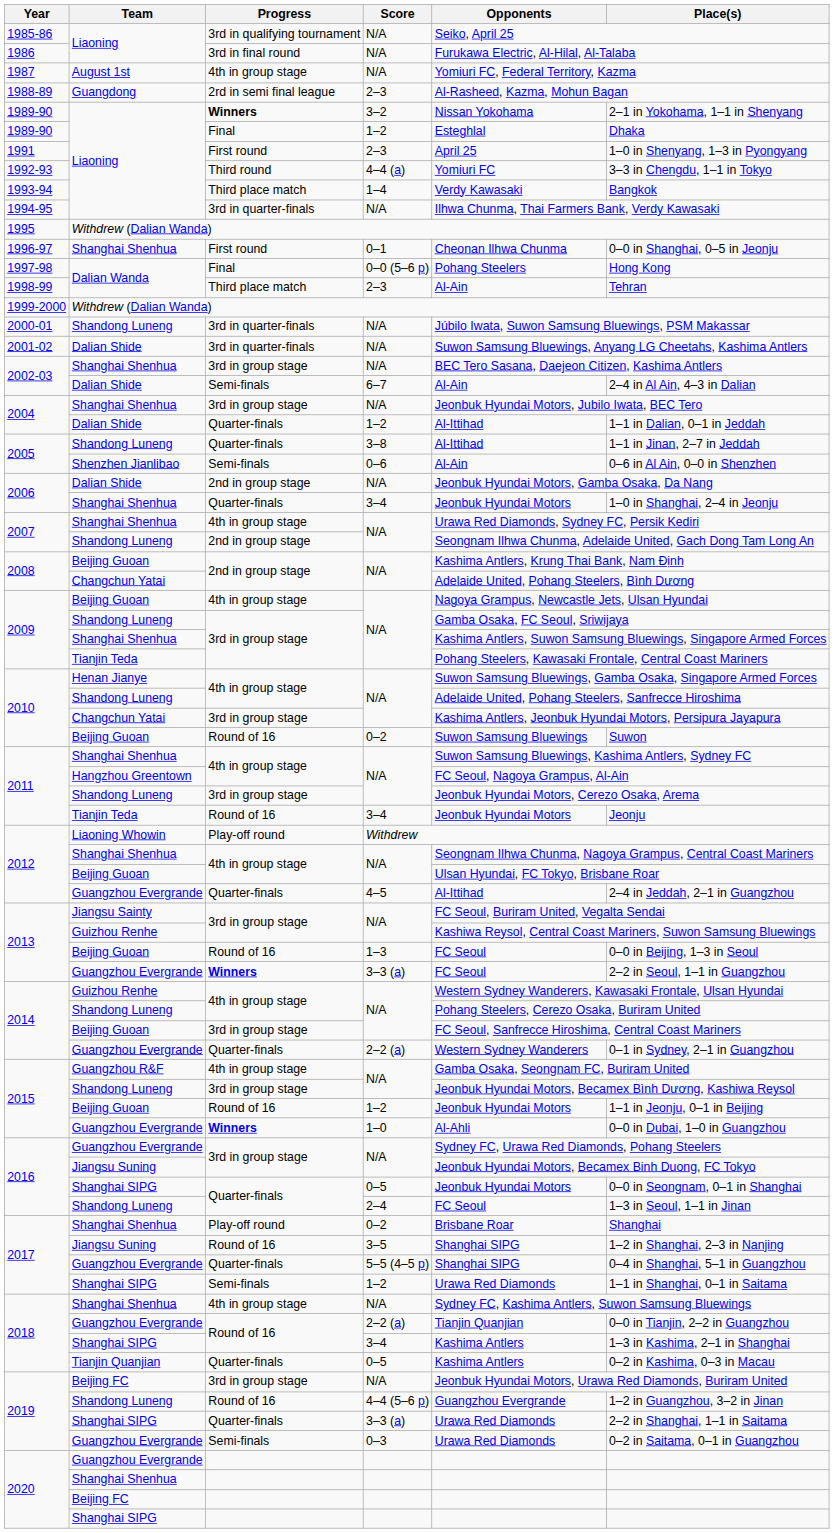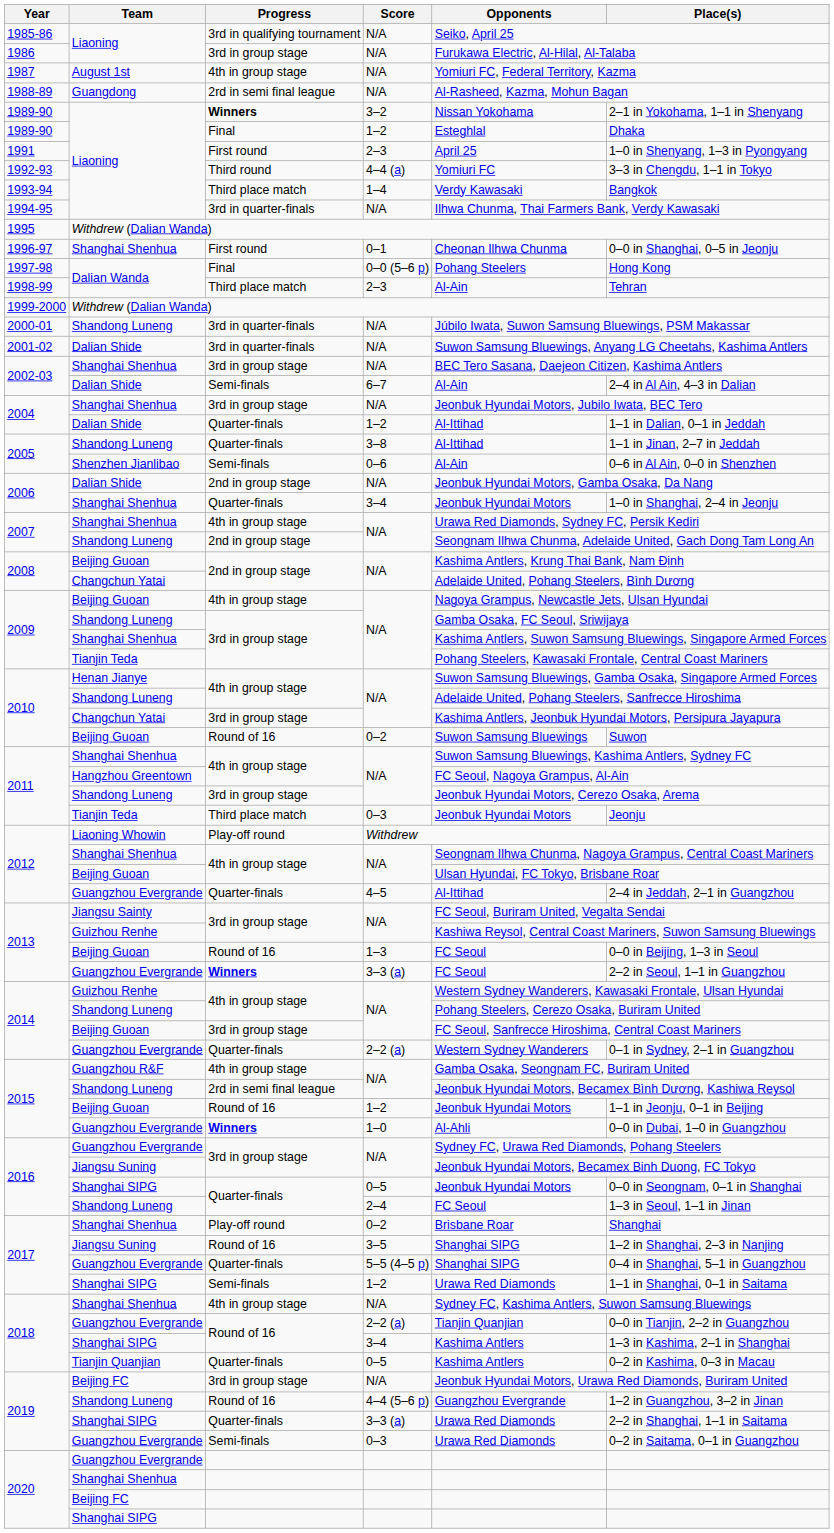(254, 53) 3rd in final round -> (258, 53) 3rd in group stage
(376, 92) 2–3 -> (376, 92) N/A
(242, 815) Round of 16 -> (257, 815) Third place match
(376, 815) 3–4 -> (376, 815) 0–3
(258, 1088) 3rd in group stage -> (272, 1088) 2rd in semi final league
